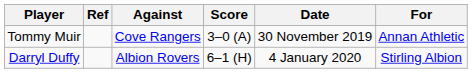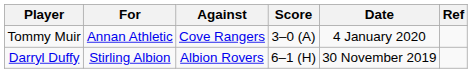columns swapped: (421, 15) <-> (98, 15)
(315, 36) 30 November 2019 -> (379, 36) 4 January 2020
(315, 57) 4 January 2020 -> (379, 57) 30 November 2019
